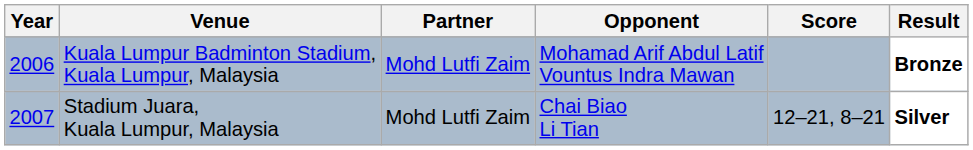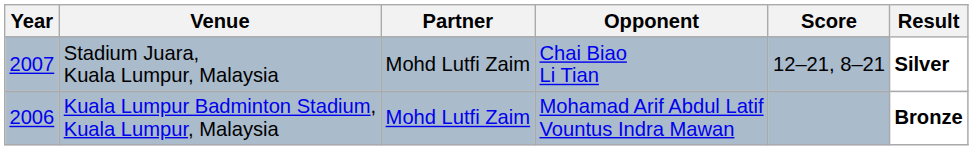rows swapped: (220, 64) <-> (171, 118)
